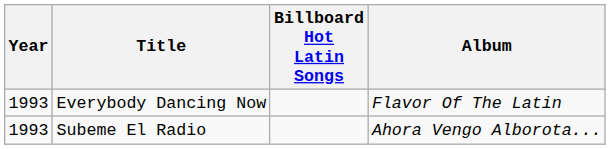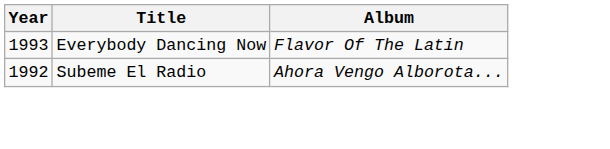- column: (319, 47)
(29, 130) 1993 -> (29, 72) 1992
